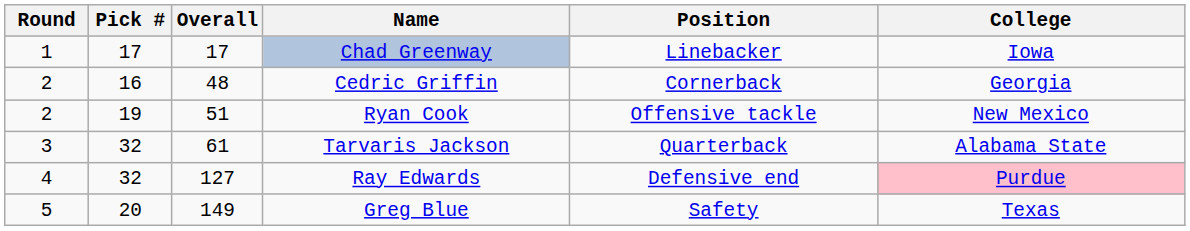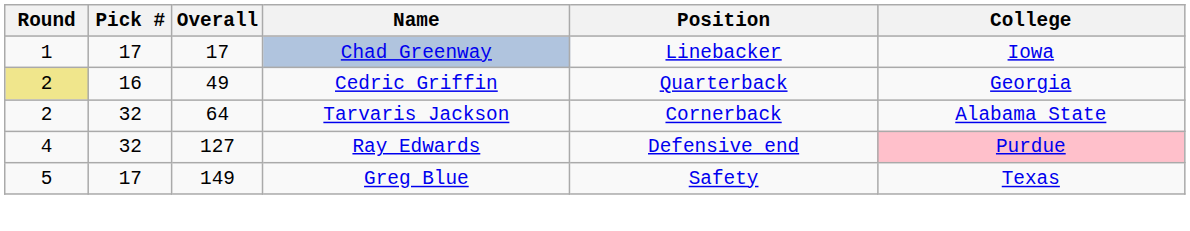(47, 84) no background -> (47, 84) khaki background
(217, 84) 48 -> (217, 84) 49
(724, 84) Cornerback -> (724, 84) Quarterback
- row: (416, 115)
(47, 147) 3 -> (47, 115) 2
(217, 147) 61 -> (217, 115) 64
(724, 147) Quarterback -> (724, 115) Cornerback
(130, 210) 20 -> (130, 178) 17
